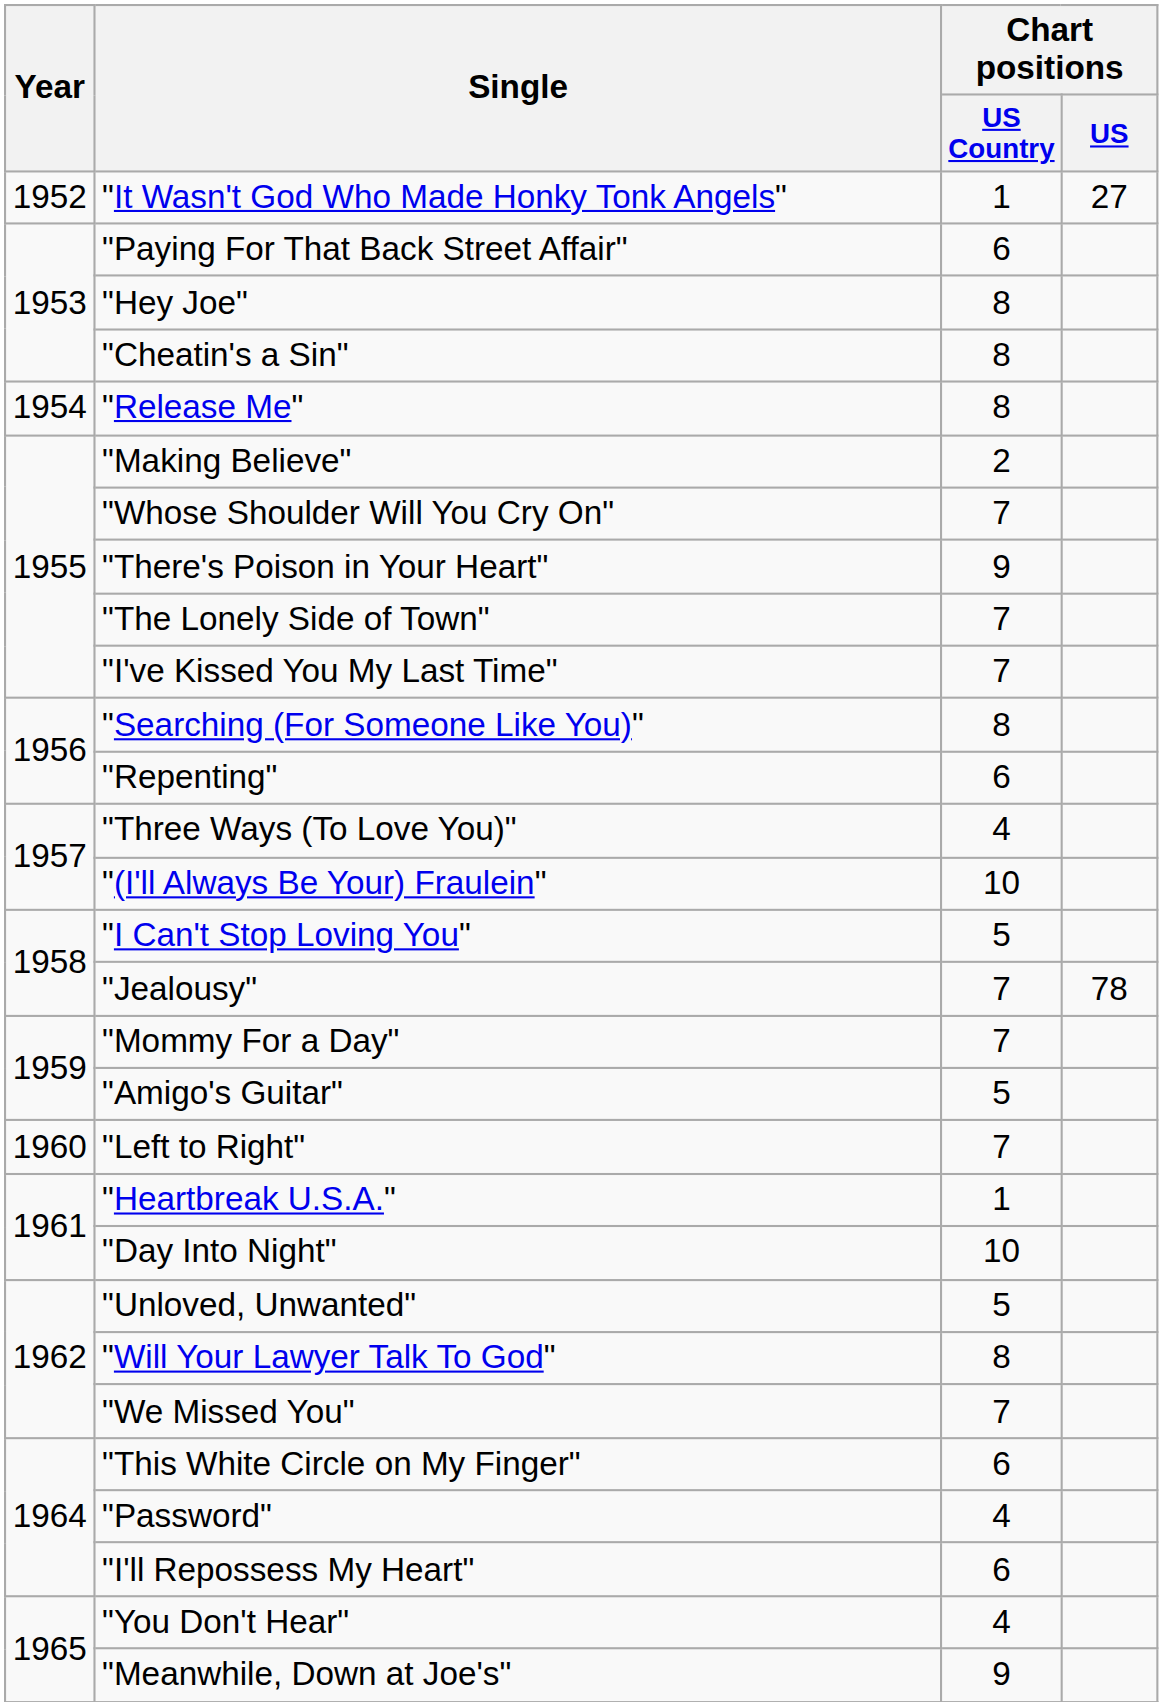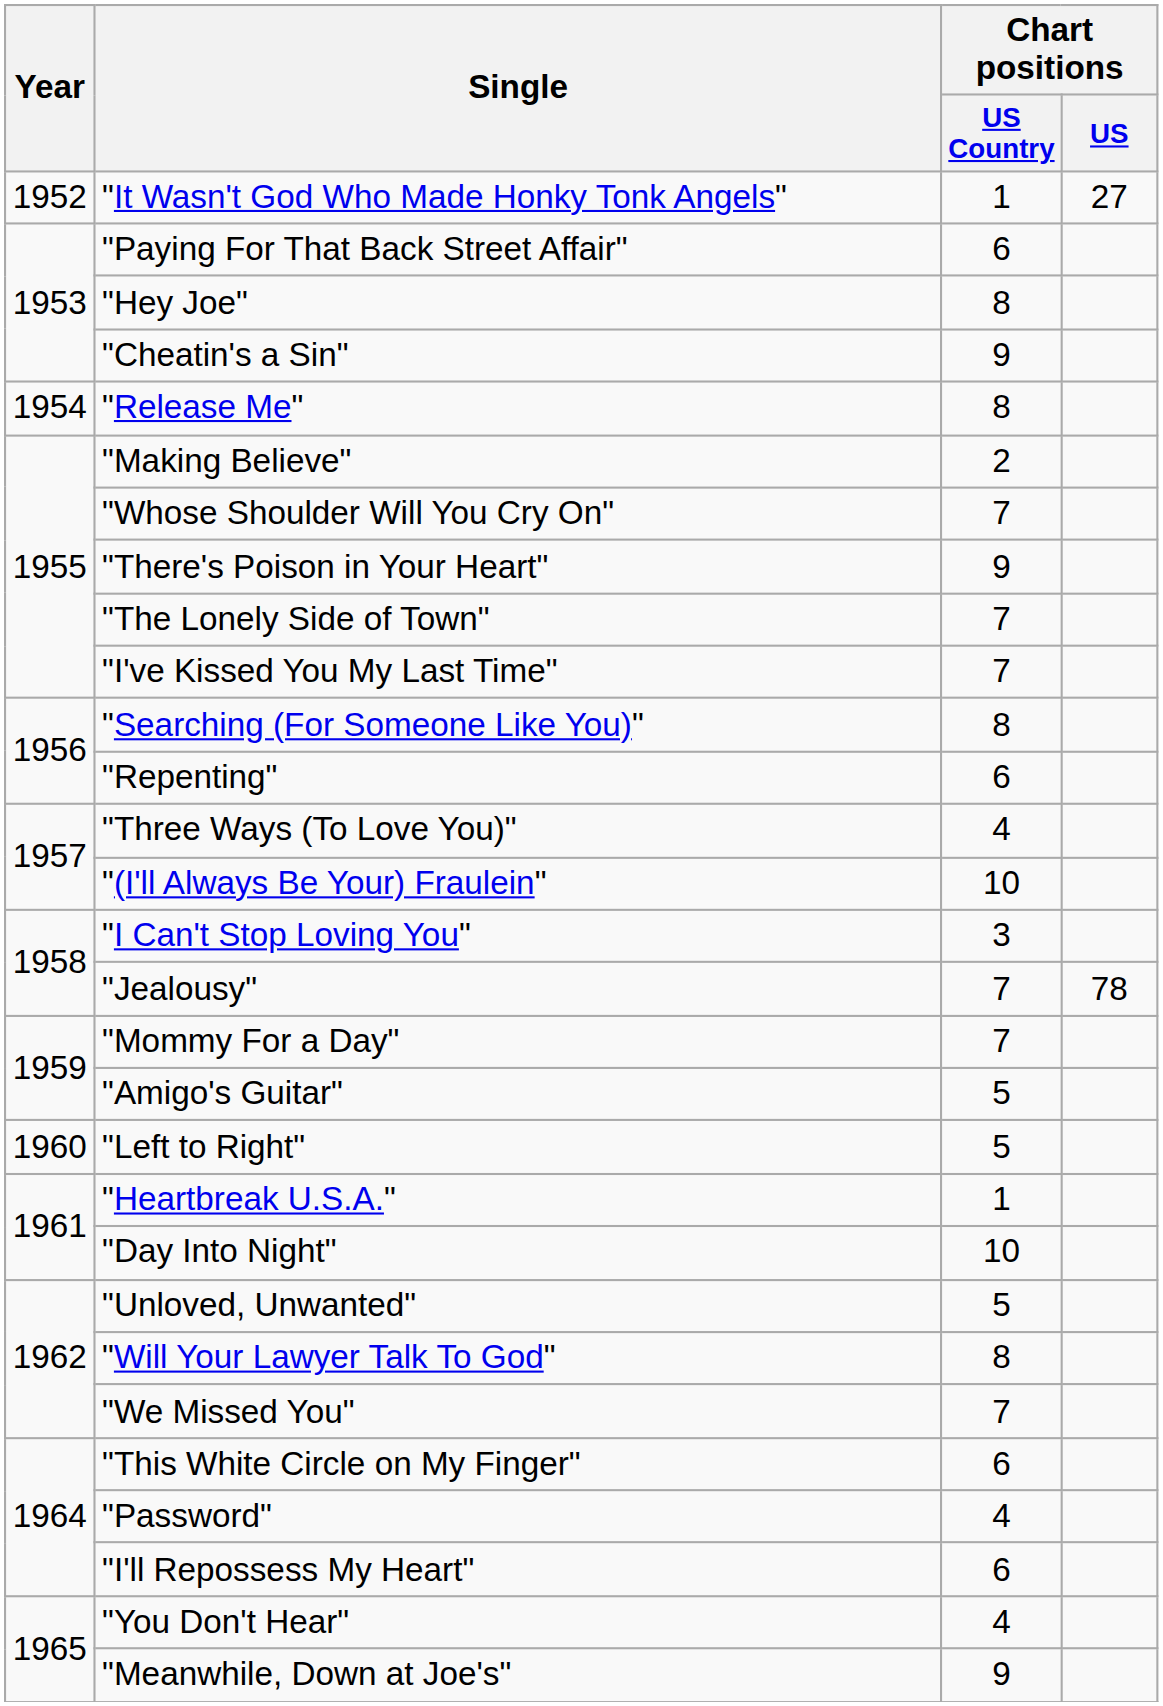(1001, 354) 8 -> (1001, 354) 9
(1001, 935) 5 -> (1001, 935) 3
(1001, 1146) 7 -> (1001, 1146) 5
